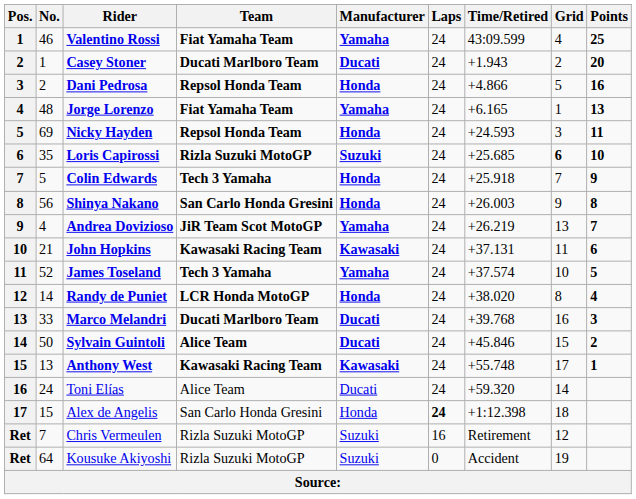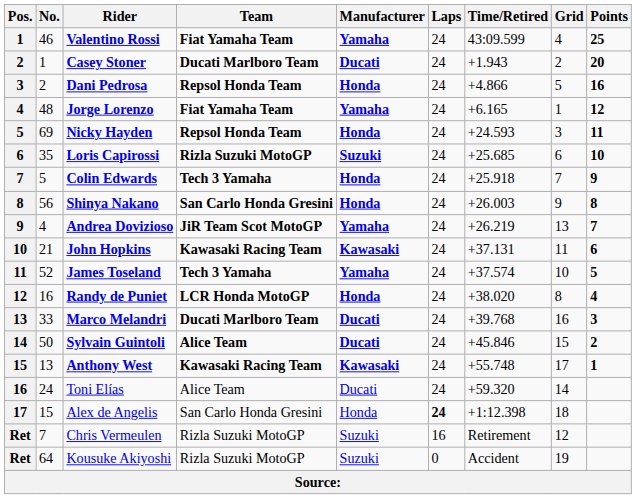(597, 109) 13 -> (597, 109) 12
(558, 156) bold -> (558, 156) normal
(46, 296) 14 -> (46, 296) 16
